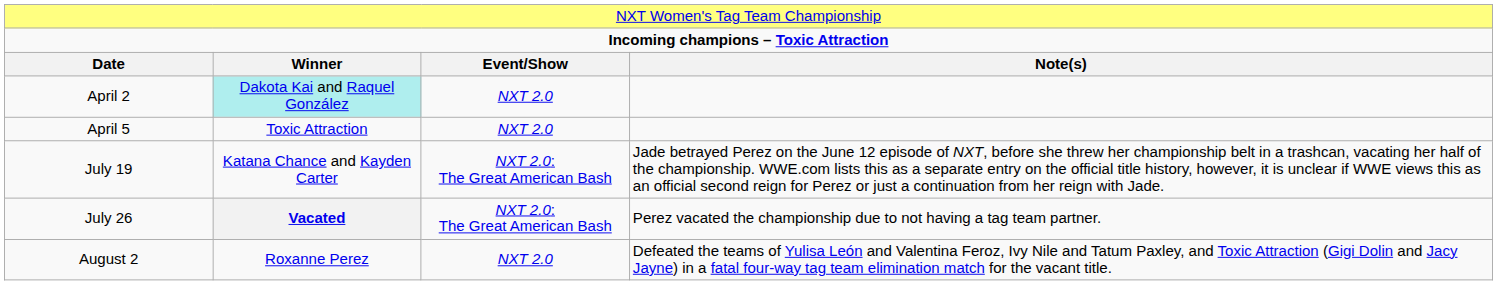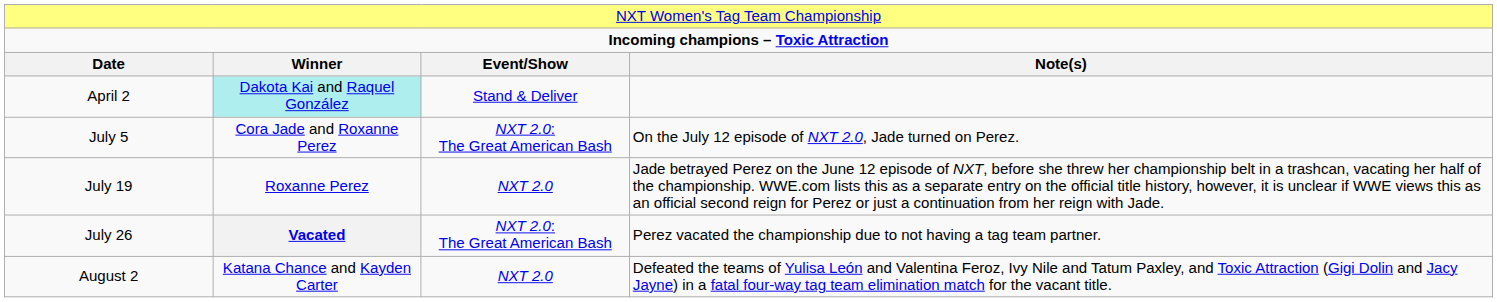(525, 96) NXT 2.0 -> (525, 96) Stand & Deliver
- row: (109, 128)
+ row: (109, 137)
(317, 169) Katana Chance and Kayden Carter -> (317, 186) Roxanne Perez
(525, 169) NXT 2.0: The Great American Bash -> (525, 186) NXT 2.0
(317, 259) Roxanne Perez -> (317, 276) Katana Chance and Kayden Carter
